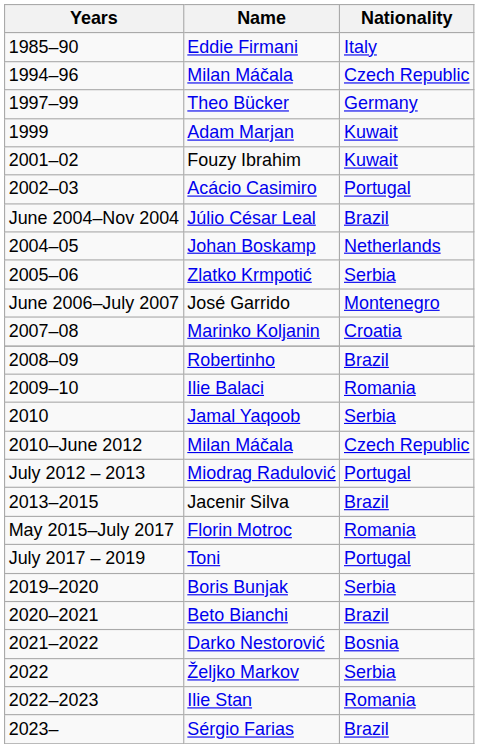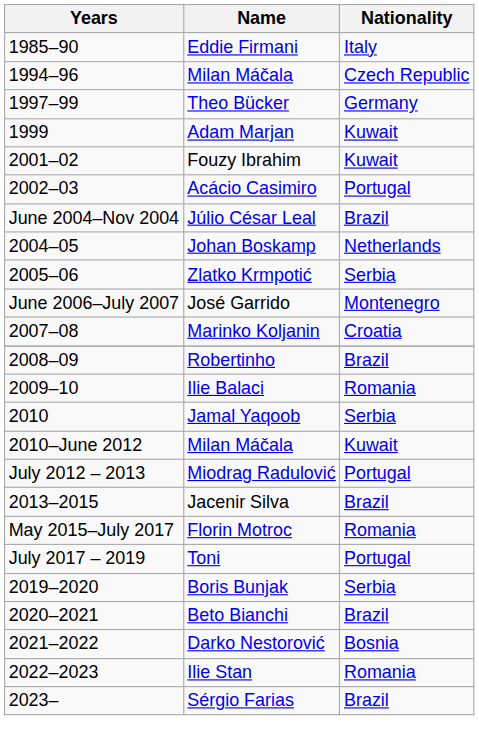(407, 445) Czech Republic -> (371, 445) Kuwait
- row: (29, 672)
